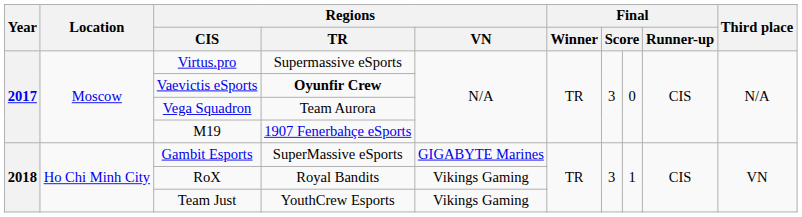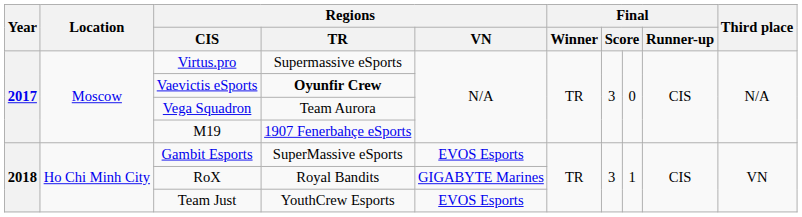(481, 154) GIGABYTE Marines -> (481, 154) EVOS Esports
(481, 177) Vikings Gaming -> (481, 177) GIGABYTE Marines
(481, 200) Vikings Gaming -> (481, 200) EVOS Esports
